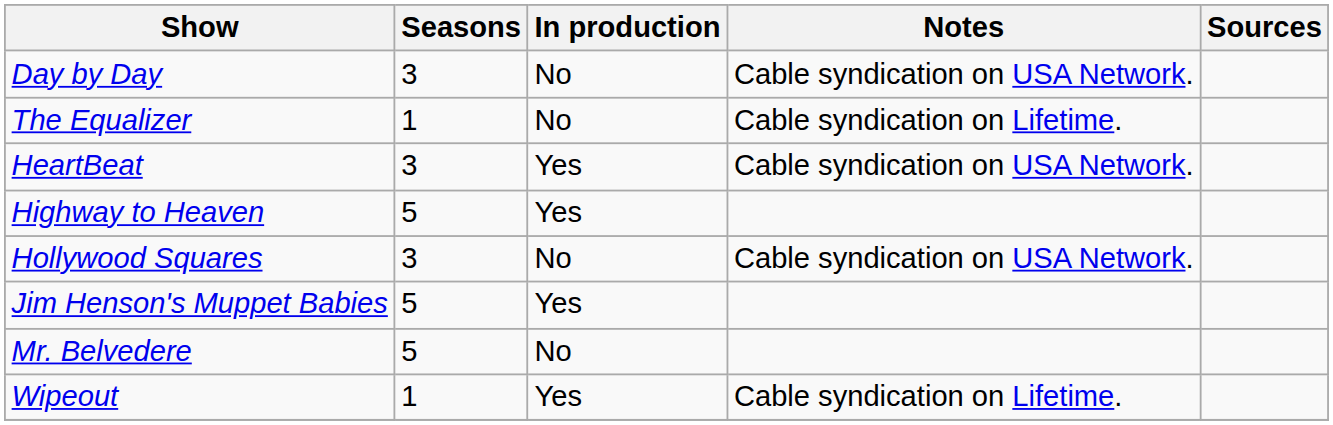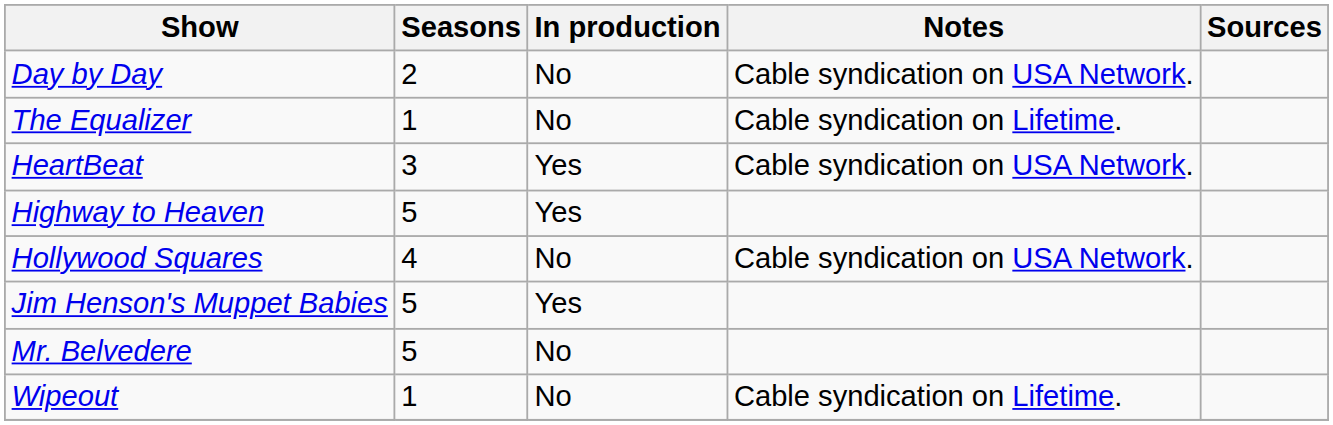(409, 73) 3 -> (409, 73) 2
(409, 258) 3 -> (409, 258) 4
(558, 397) Yes -> (553, 397) No
